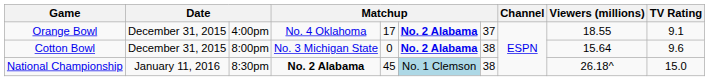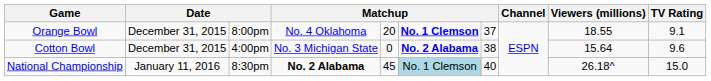(250, 31) 4:00pm -> (250, 31) 8:00pm
(389, 31) 17 -> (389, 31) 20
(439, 31) No. 2 Alabama -> (440, 31) No. 1 Clemson
(250, 48) 8:00pm -> (250, 48) 4:00pm
(489, 66) 38 -> (490, 66) 40
